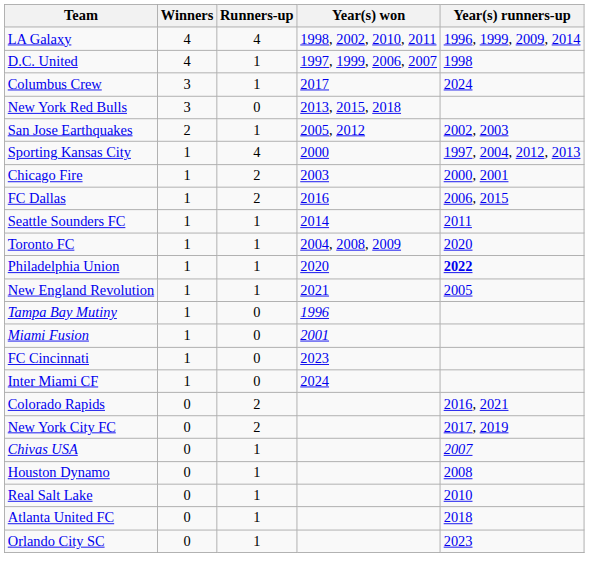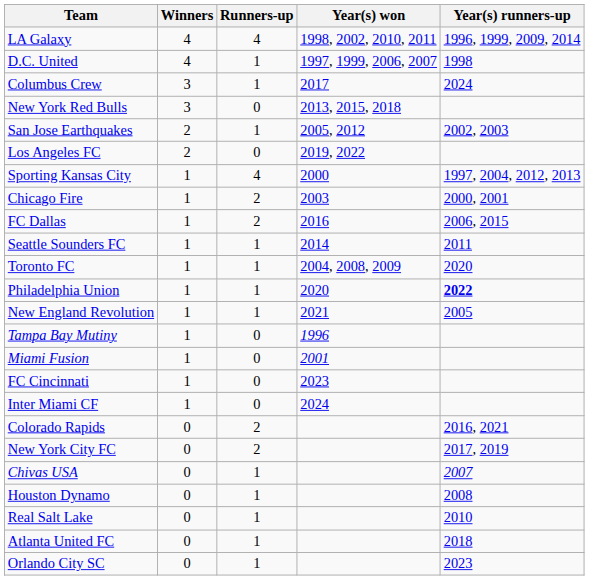+ row: (54, 152)
